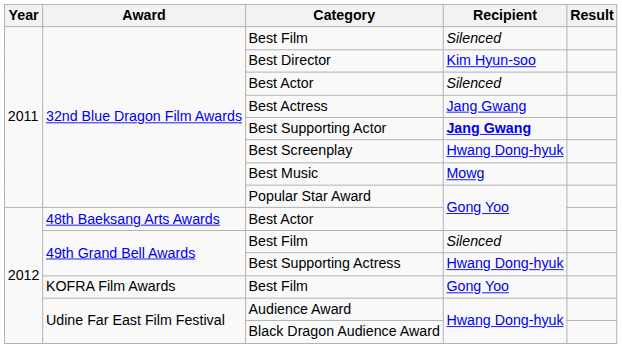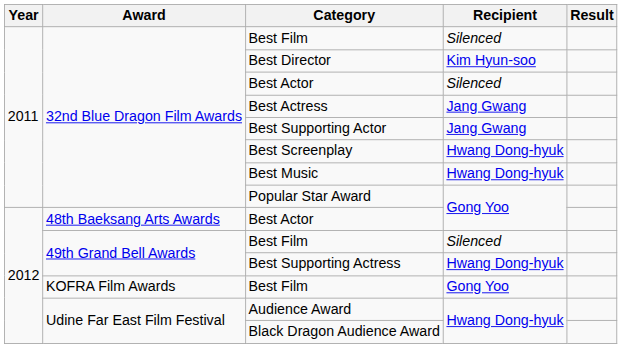(489, 128) bold -> (486, 128) normal
(465, 173) Mowg -> (505, 173) Hwang Dong-hyuk
